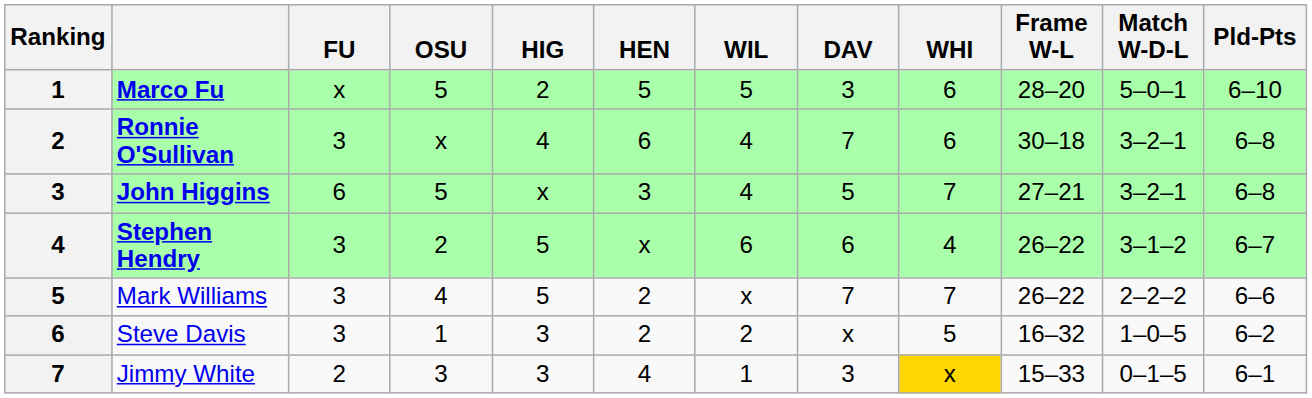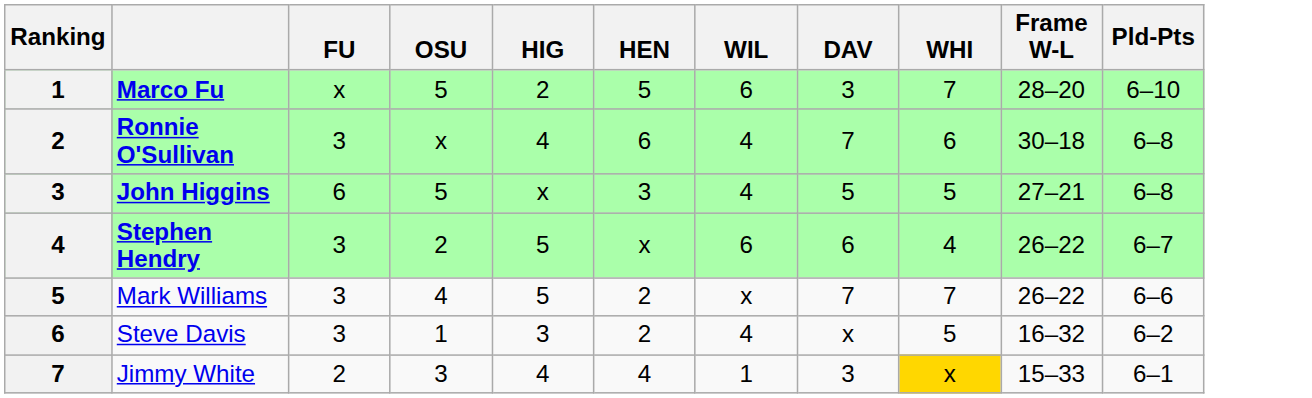- column: (1153, 37)
(746, 89) 5 -> (746, 89) 6
(950, 89) 6 -> (950, 89) 7
(950, 192) 7 -> (950, 192) 5
(746, 335) 2 -> (746, 335) 4
(543, 373) 3 -> (543, 373) 4
